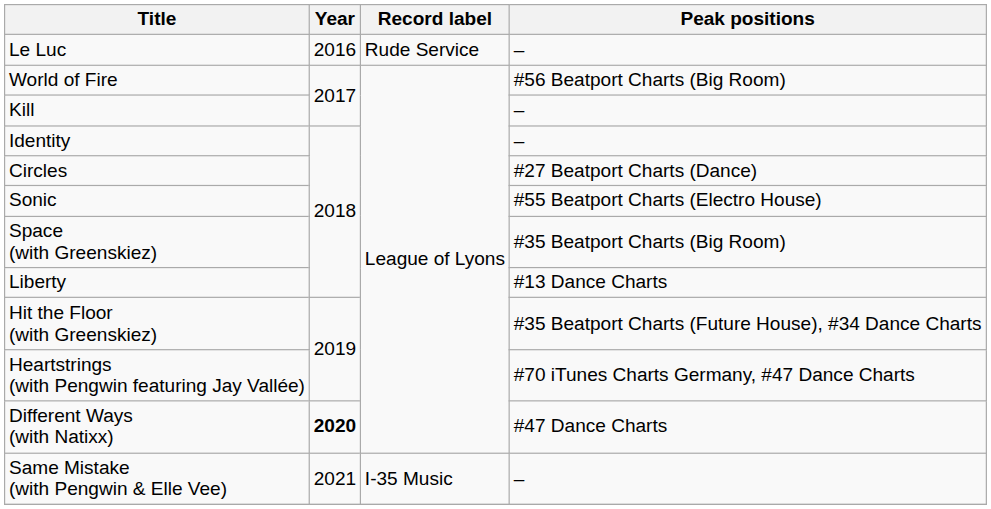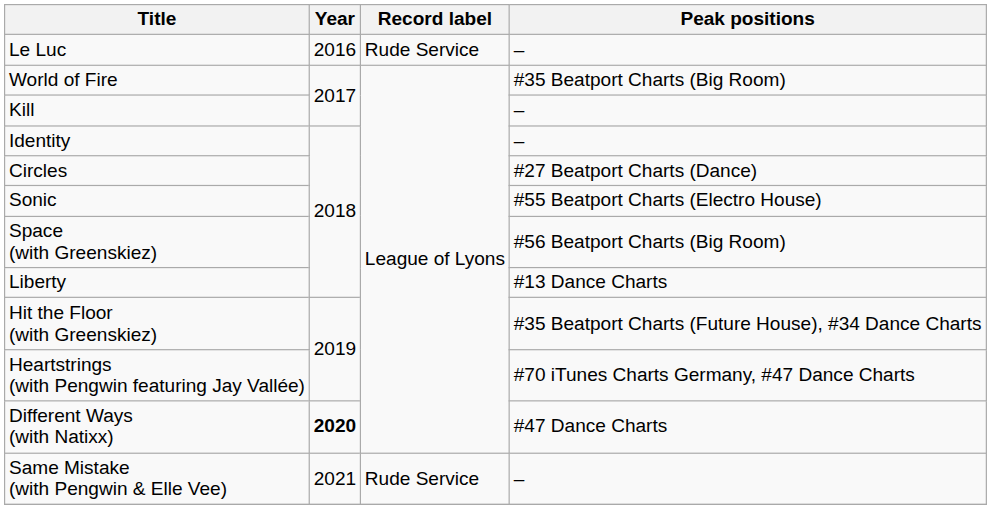(650, 79) #56 Beatport Charts (Big Room) -> (650, 79) #35 Beatport Charts (Big Room)
(650, 241) #35 Beatport Charts (Big Room) -> (650, 241) #56 Beatport Charts (Big Room)
(409, 478) I-35 Music -> (422, 478) Rude Service
